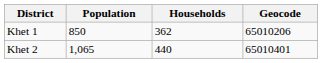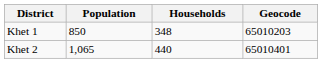(163, 31) 362 -> (163, 31) 348
(268, 31) 65010206 -> (268, 31) 65010203
